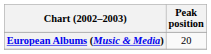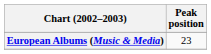(186, 40) 20 -> (186, 40) 23
